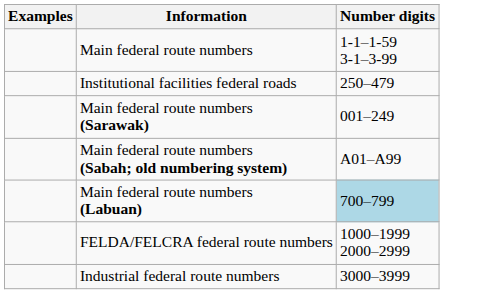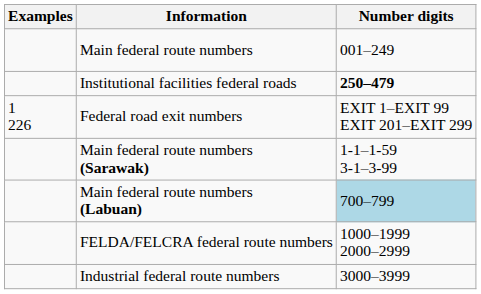(369, 50) 1-1–1-59 3-1–3-99 -> (367, 50) 001–249
(367, 83) normal -> (367, 83) bold
+ row: (161, 116)
(367, 116) 001–249 -> (369, 158) 1-1–1-59 3-1–3-99
- row: (184, 158)
